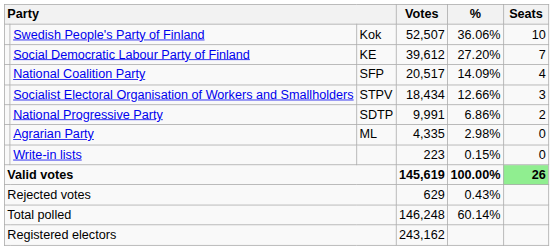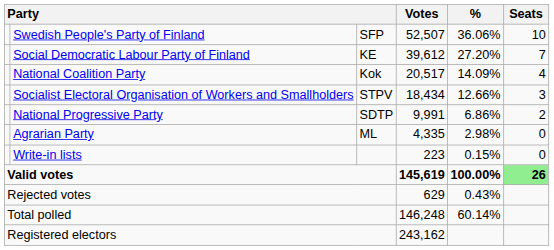(370, 34) Kok -> (372, 34) SFP
(372, 74) SFP -> (370, 74) Kok
